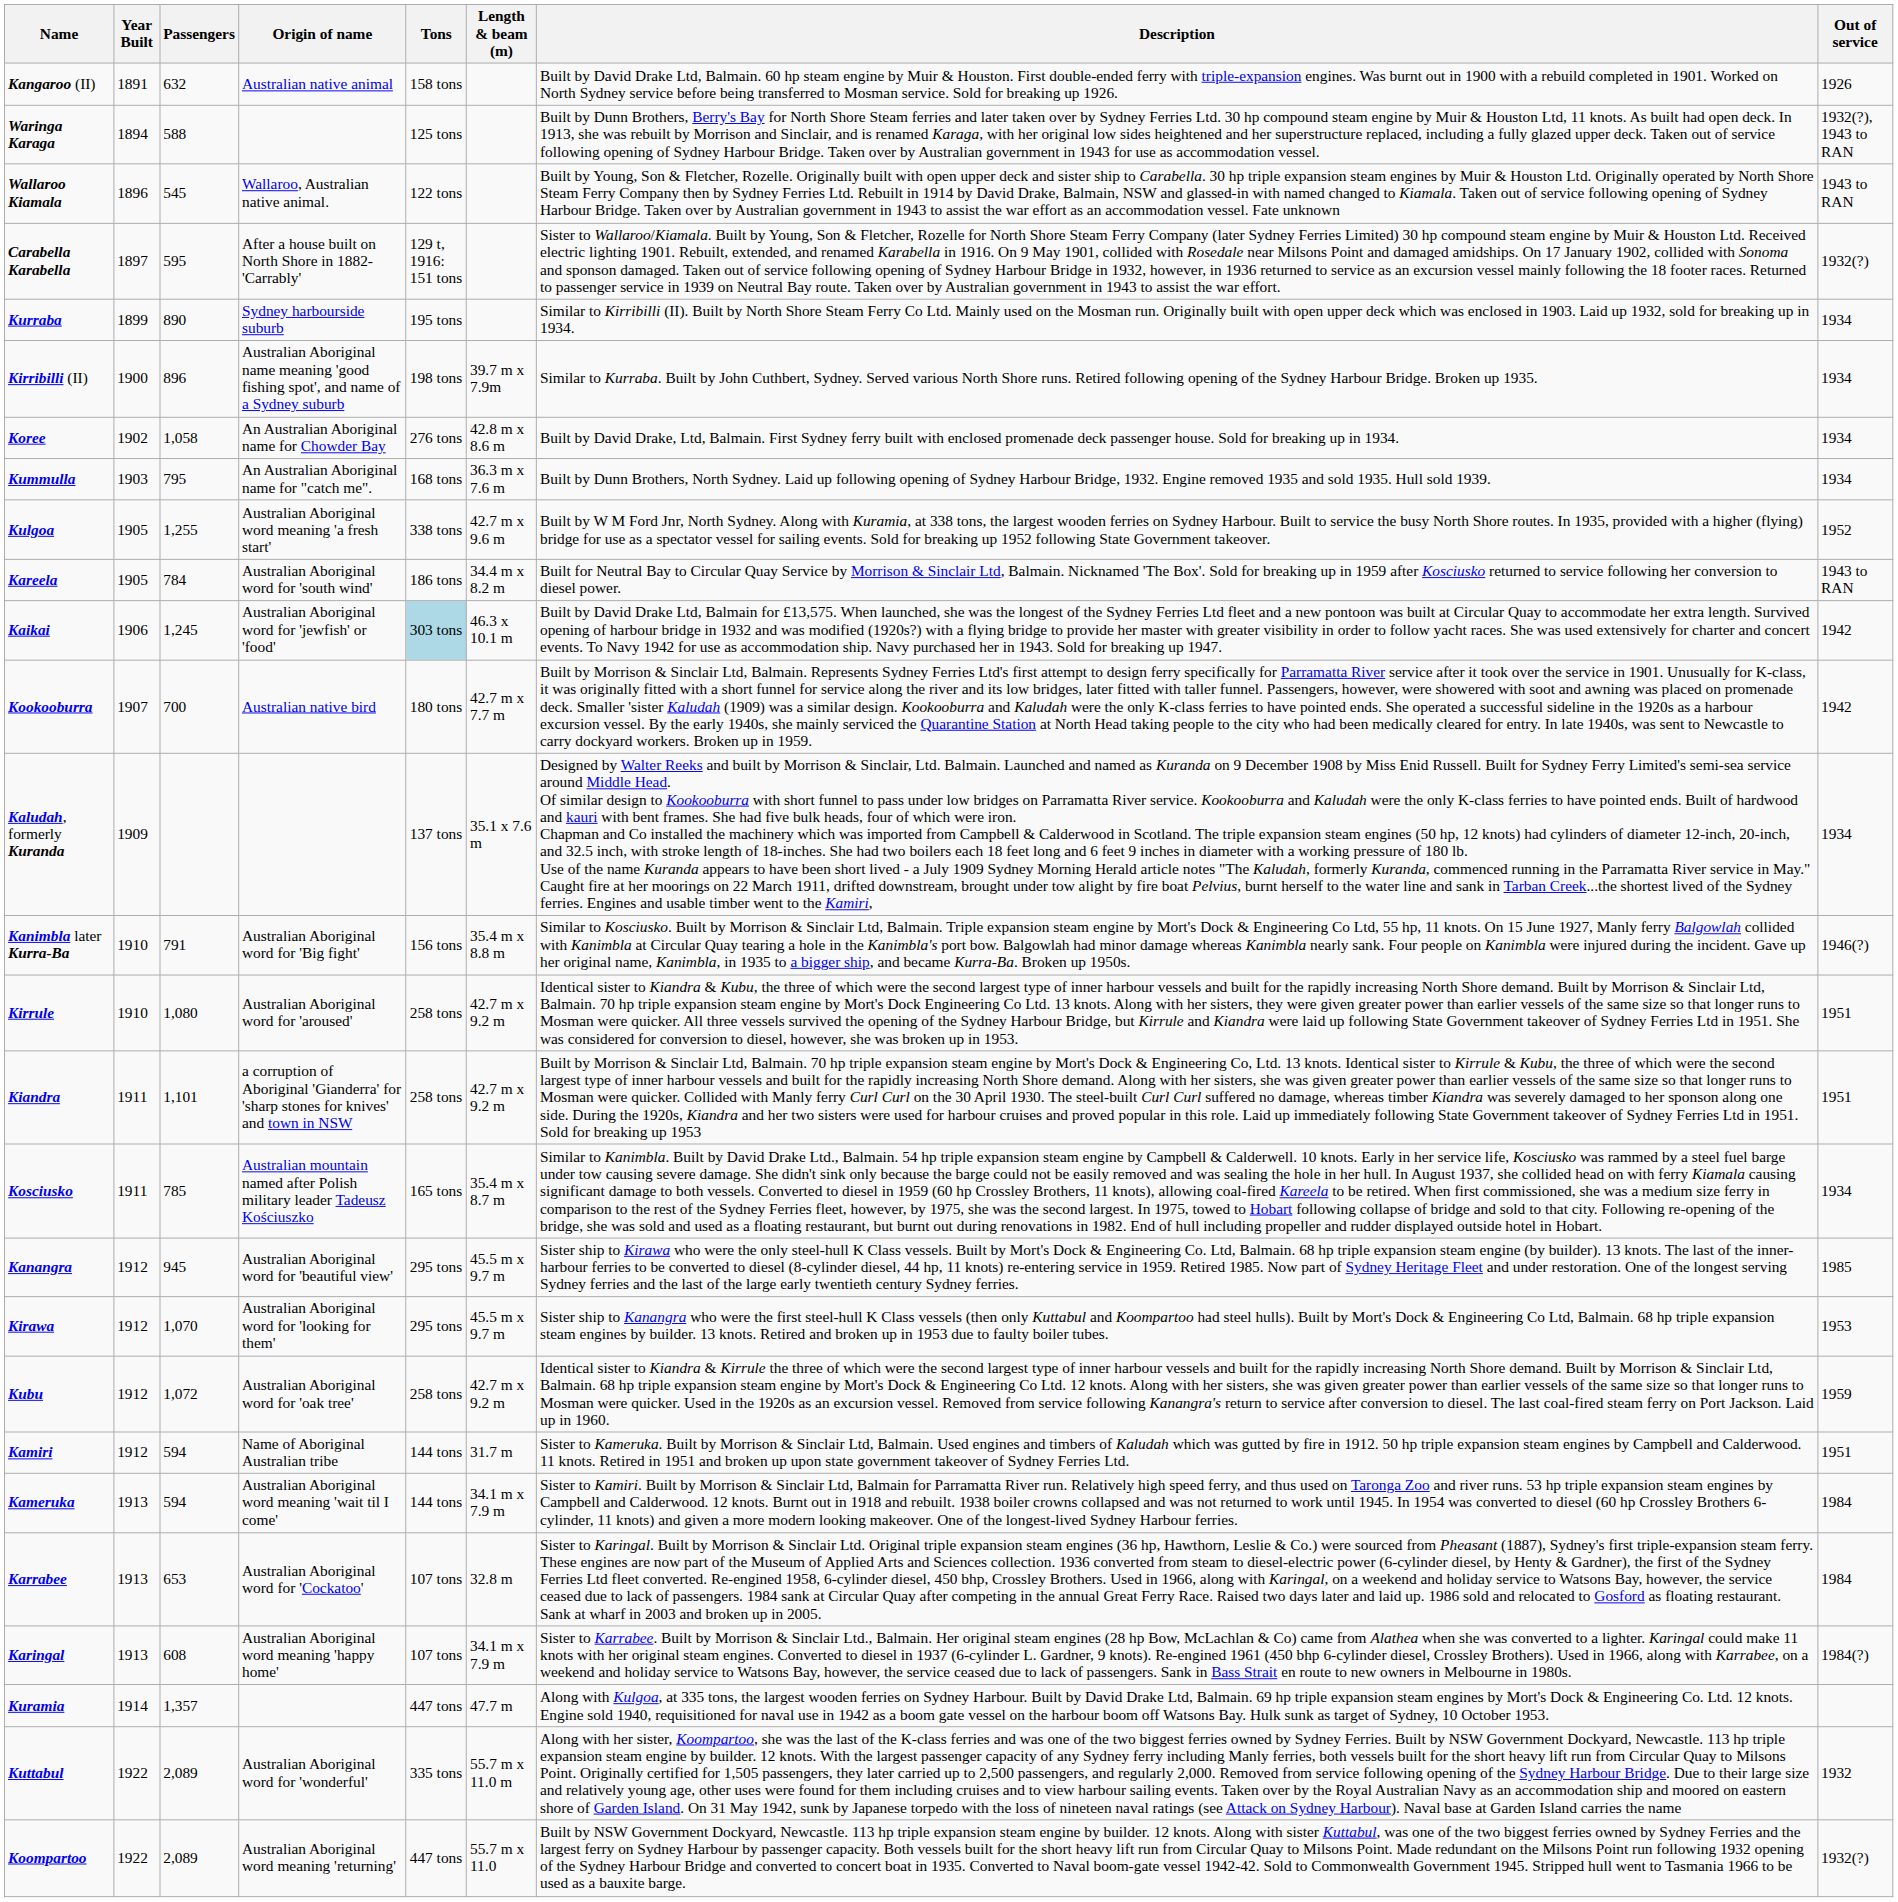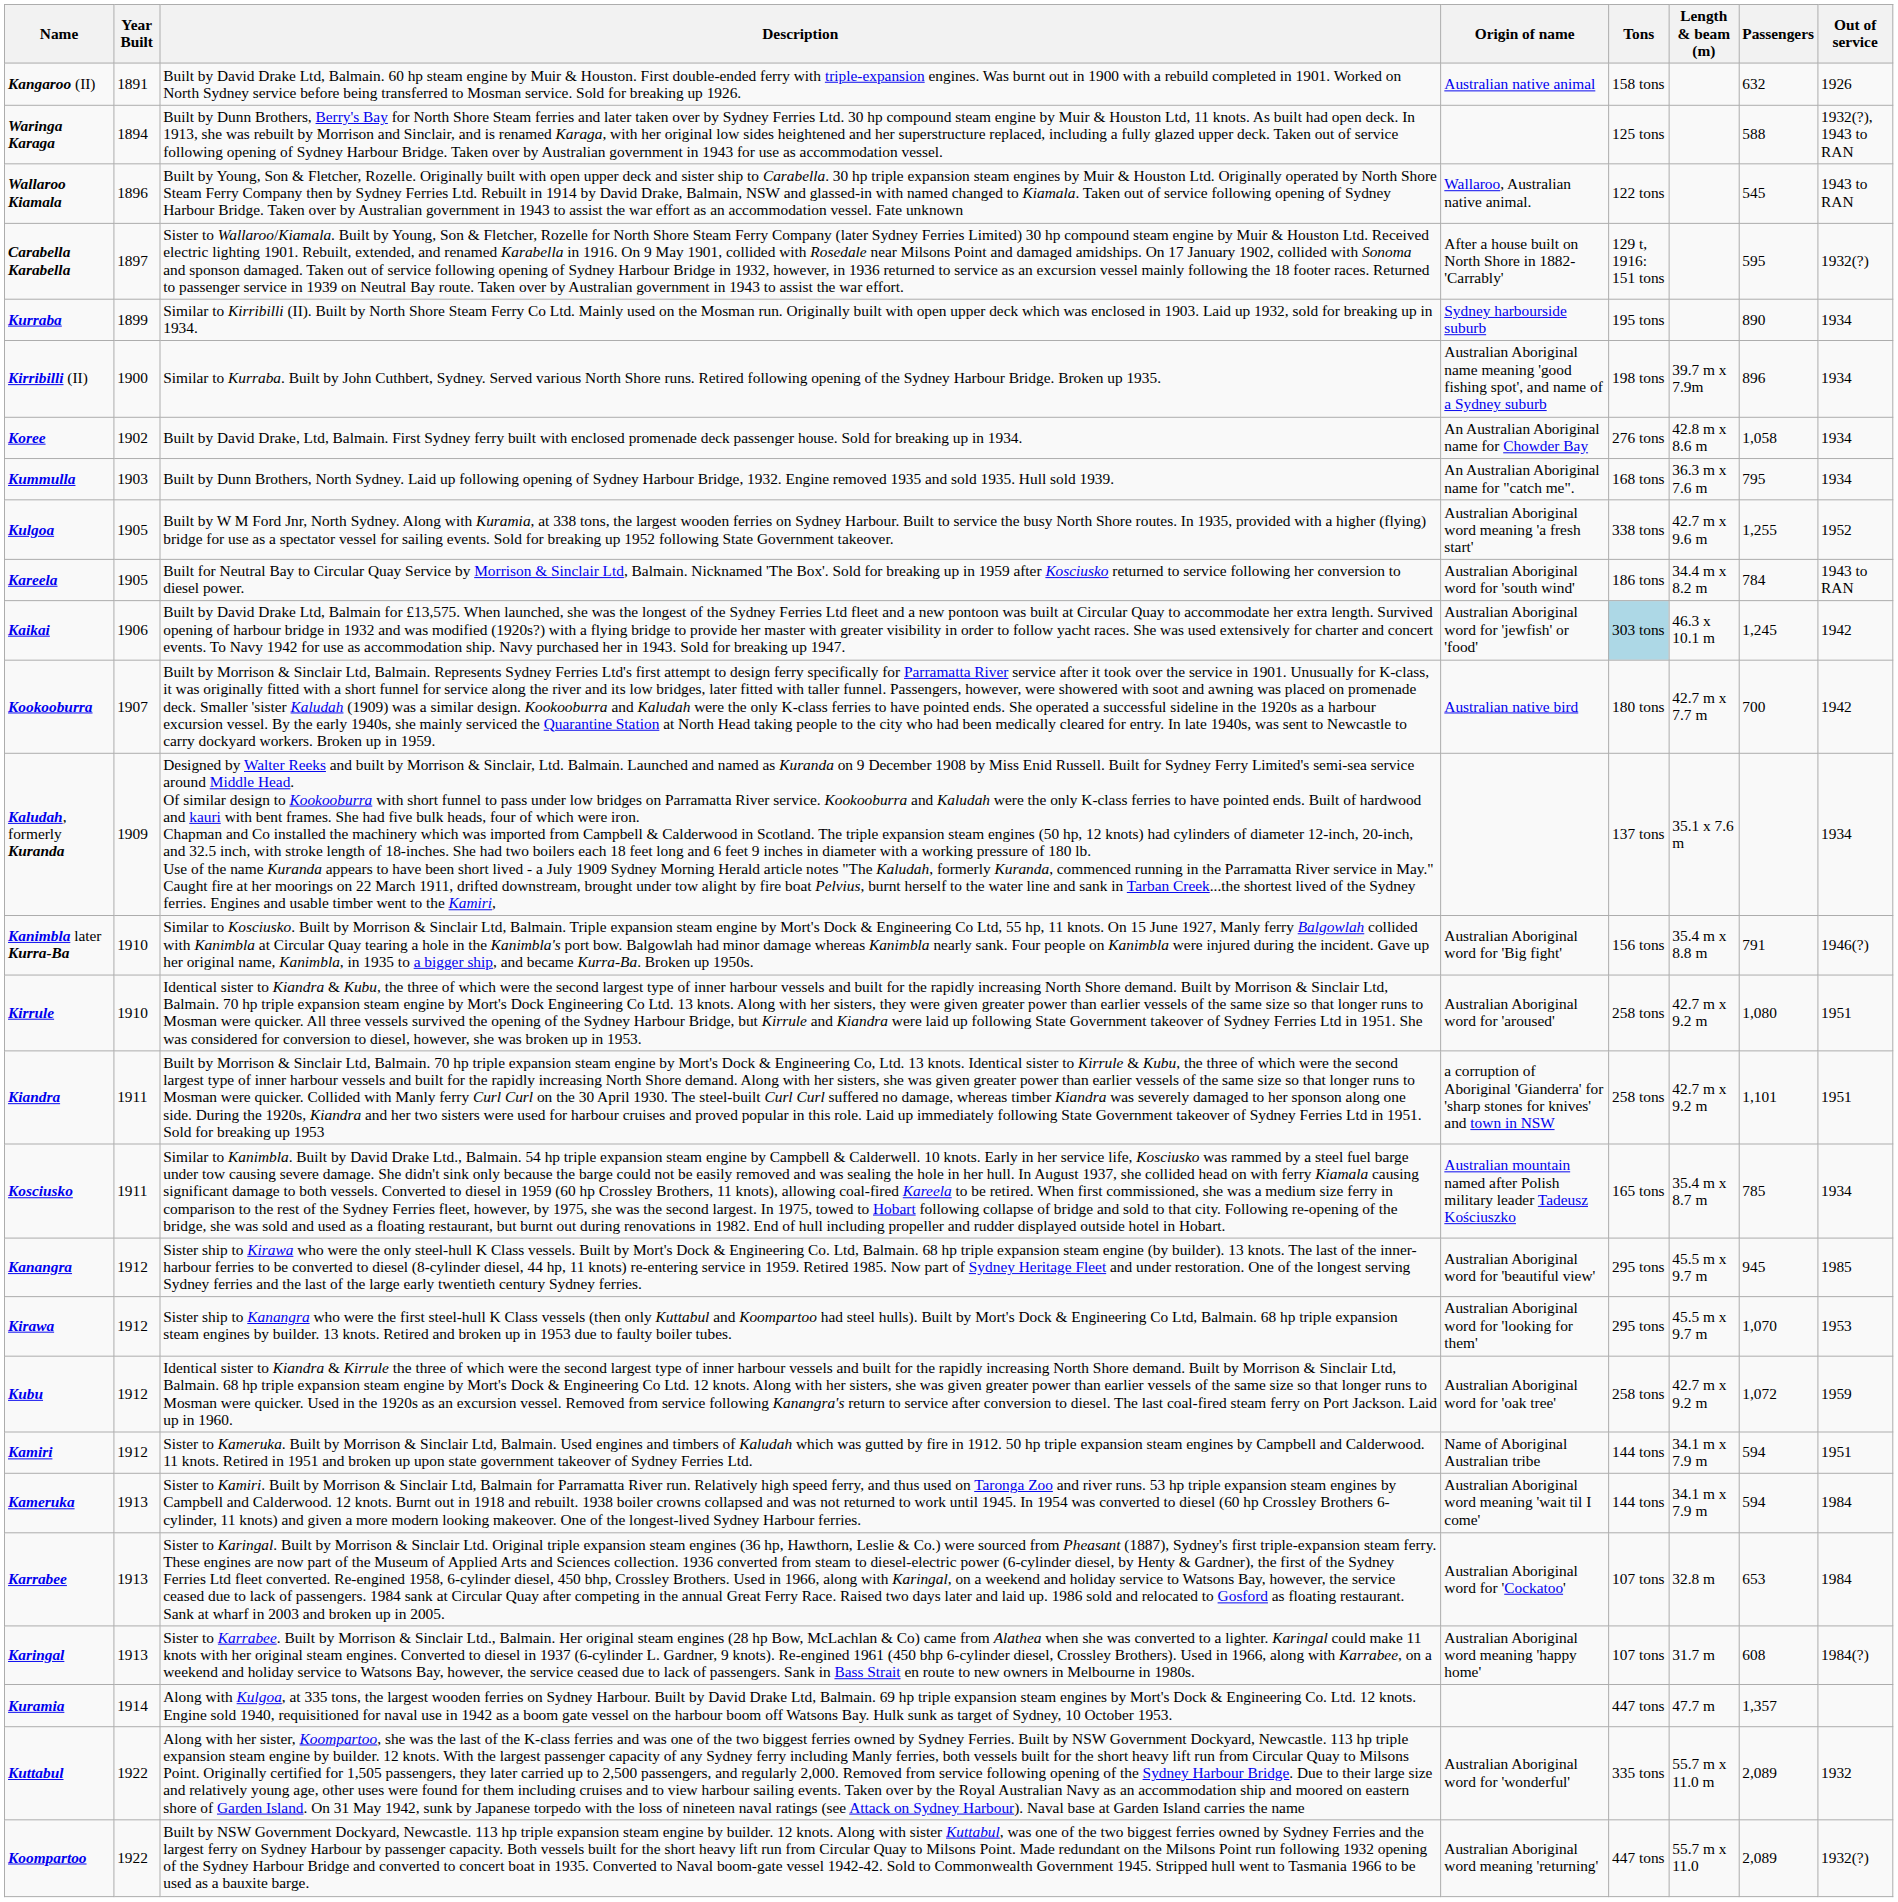columns swapped: (1177, 33) <-> (199, 33)
(491, 1452) 31.7 m -> (1699, 1452) 34.1 m x 7.9 m
(497, 1655) 34.1 m x 7.9 m -> (1694, 1655) 31.7 m
